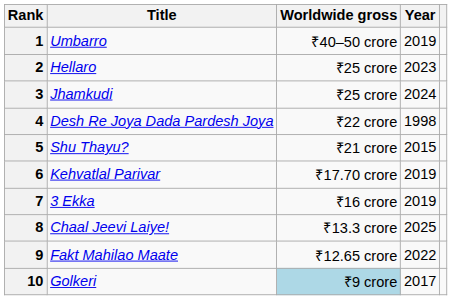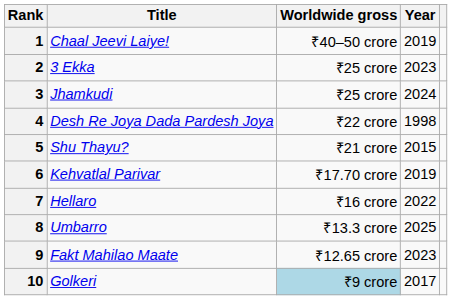(78, 40) Umbarro -> (110, 40) Chaal Jeevi Laiye!
(73, 67) Hellaro -> (72, 67) 3 Ekka
(72, 201) 3 Ekka -> (73, 201) Hellaro
(420, 201) 2019 -> (420, 201) 2022
(110, 228) Chaal Jeevi Laiye! -> (78, 228) Umbarro
(420, 254) 2022 -> (420, 254) 2023
